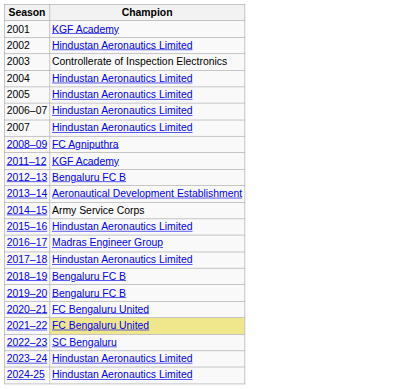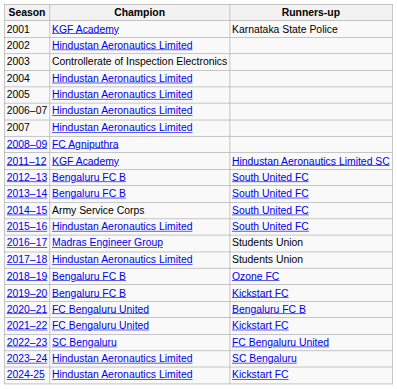+ column: (311, 12)
(147, 194) Aeronautical Development Establishment -> (89, 194) Bengaluru FC B
(101, 326) khaki background -> (101, 326) no background
